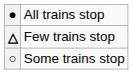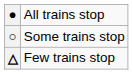rows swapped: (13, 58) <-> (13, 37)
